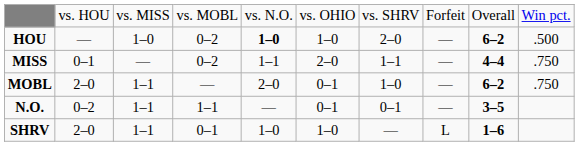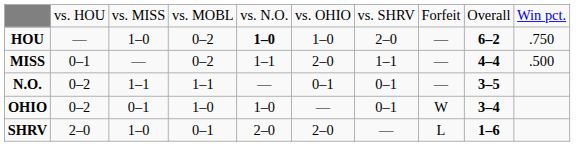(546, 38) .500 -> (542, 38) .750
(546, 61) .750 -> (542, 61) .500
- row: (30, 84)
+ row: (28, 107)
(143, 130) 1–1 -> (139, 130) 1–0
(269, 130) 1–0 -> (264, 130) 2–0
(327, 130) 1–0 -> (323, 130) 2–0
